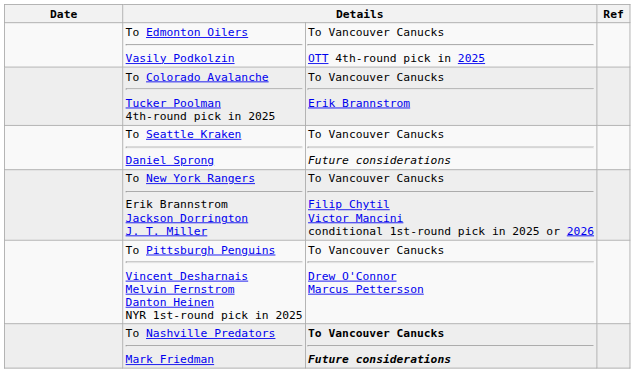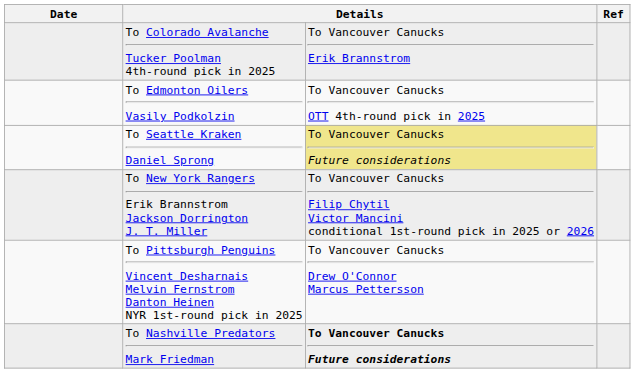rows swapped: (214, 45) <-> (214, 96)
(451, 147) no background -> (451, 147) khaki background
